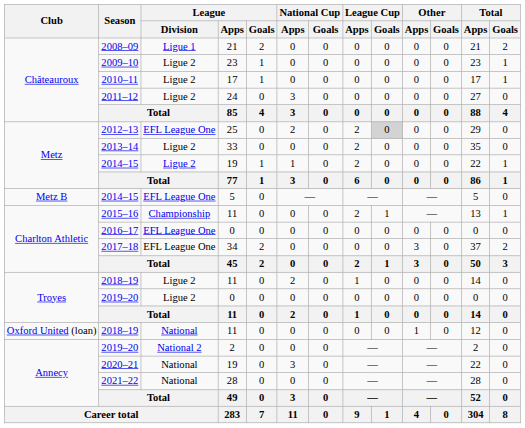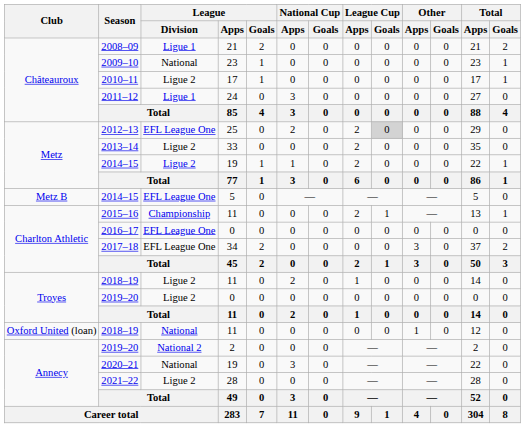(179, 63) Ligue 2 -> (179, 63) National
(179, 96) Ligue 2 -> (179, 96) Ligue 1
(179, 381) National -> (179, 381) Ligue 2
